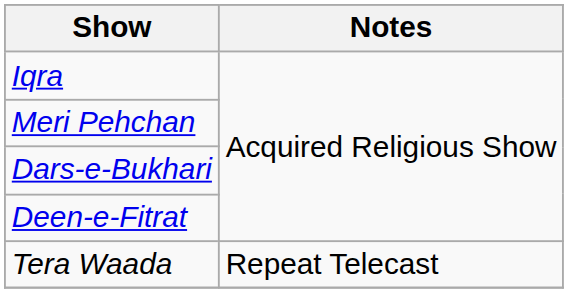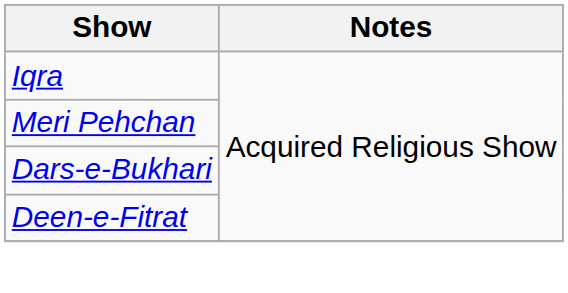- row: (92, 264)
